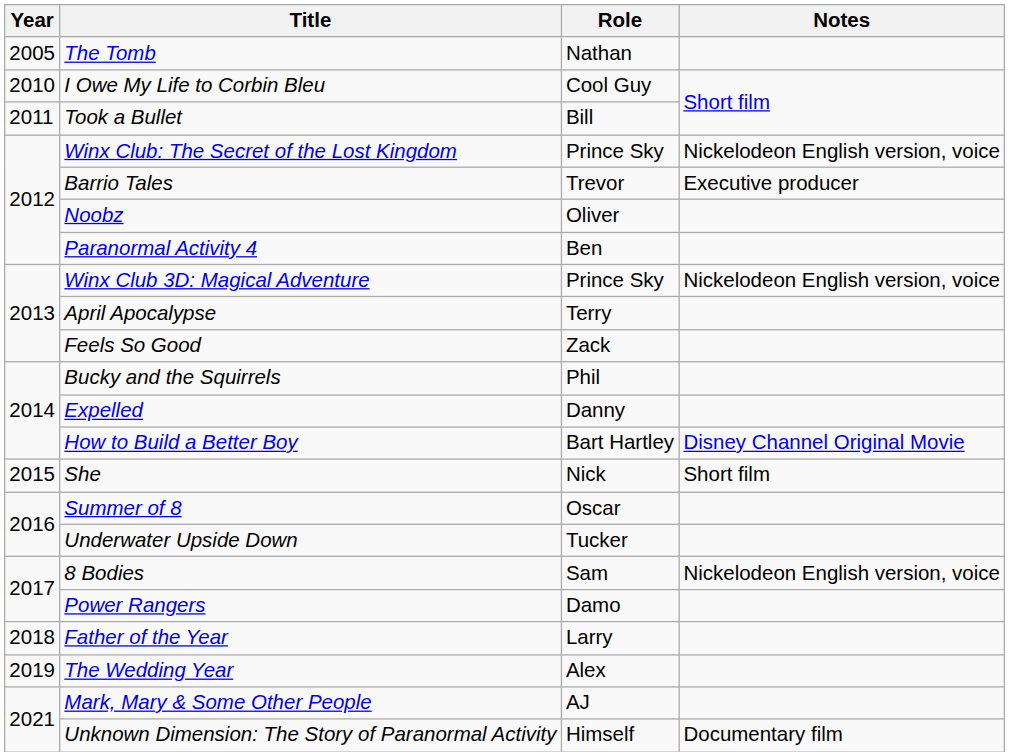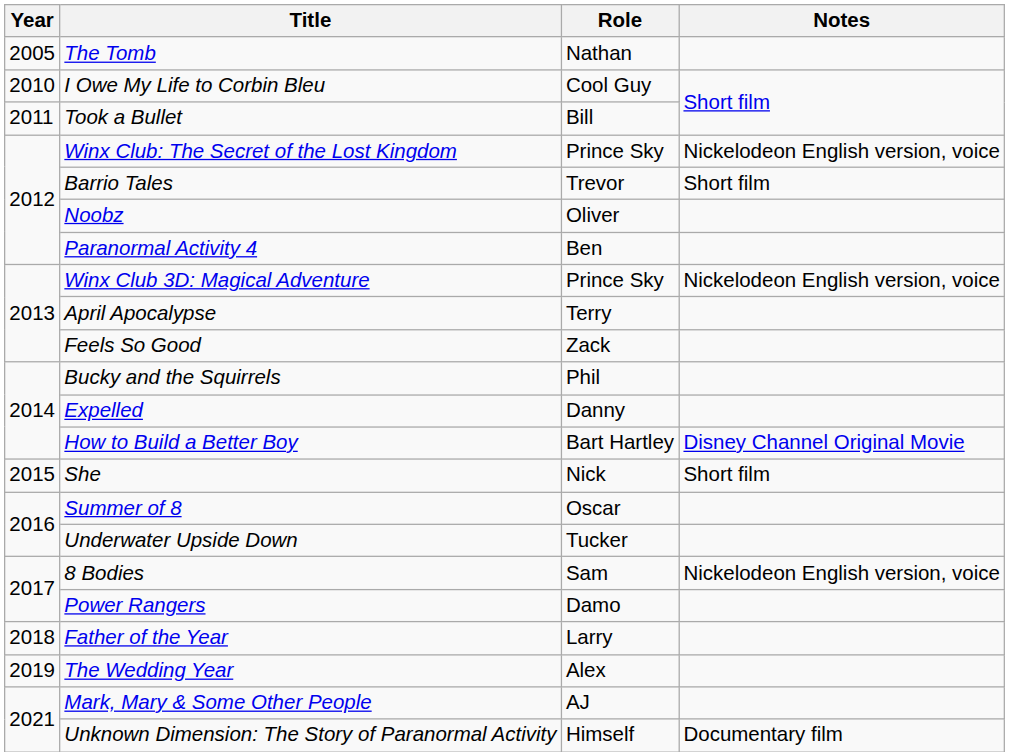(771, 183) Executive producer -> (727, 183) Short film
